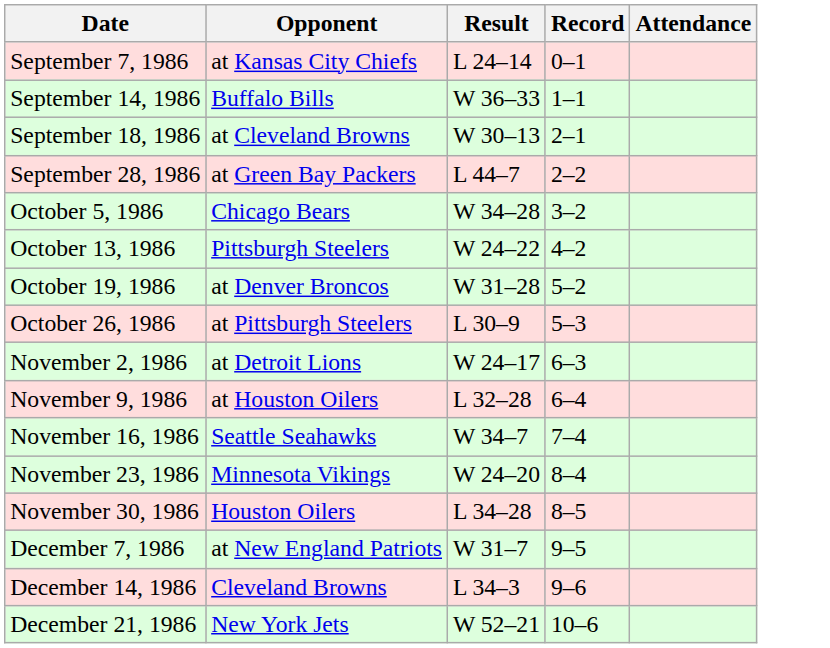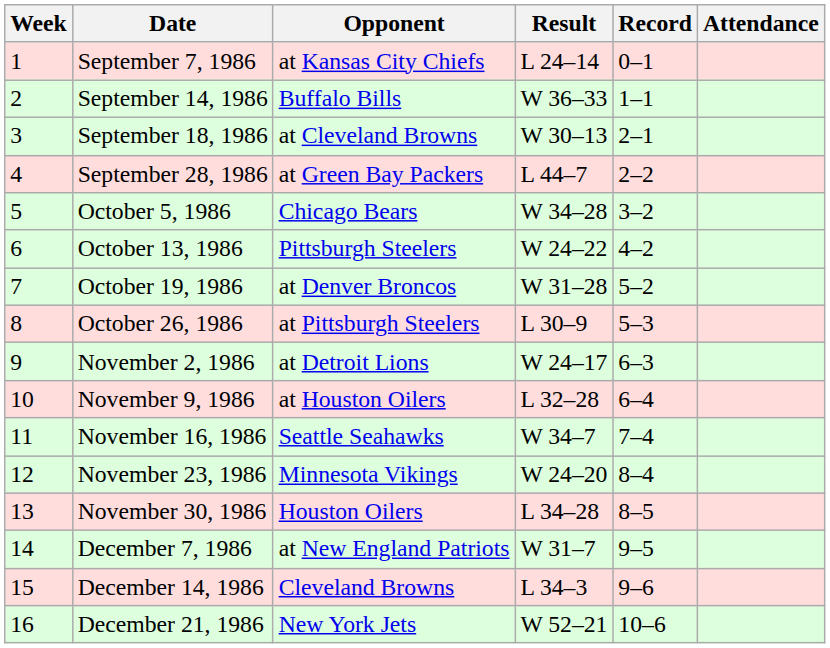+ column: (38, 23)
